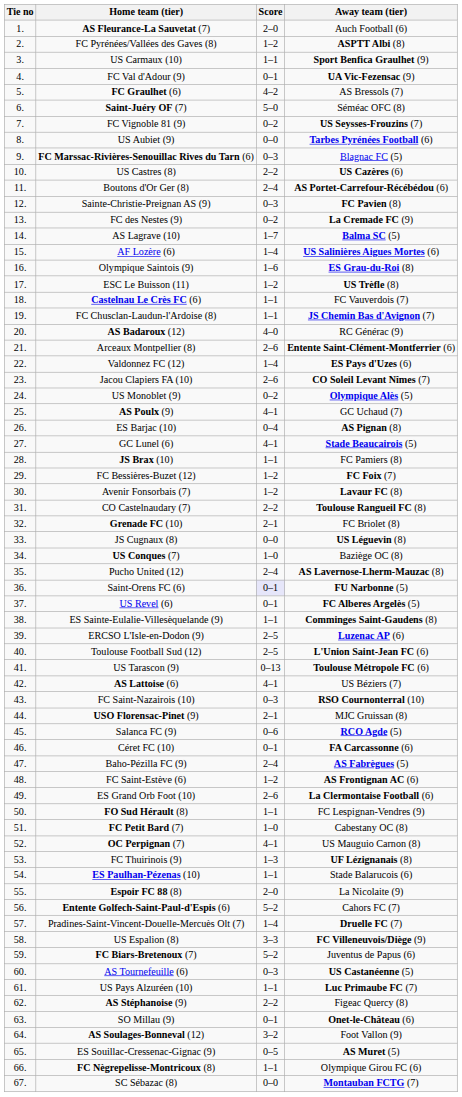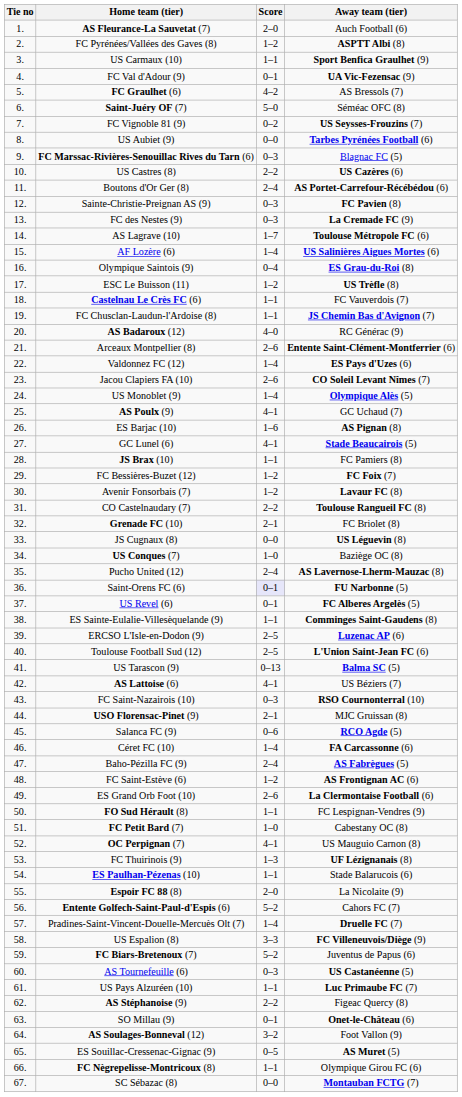(271, 220) 0–2 -> (271, 220) 0–3
(371, 236) Balma SC (5) -> (371, 236) Toulouse Métropole FC (6)
(271, 268) 1–6 -> (271, 268) 0–4
(271, 396) 0–2 -> (271, 396) 1–4
(271, 428) 0–4 -> (271, 428) 1–6
(371, 667) Toulouse Métropole FC (6) -> (371, 667) Balma SC (5)
(271, 747) 0–1 -> (271, 747) 1–4
